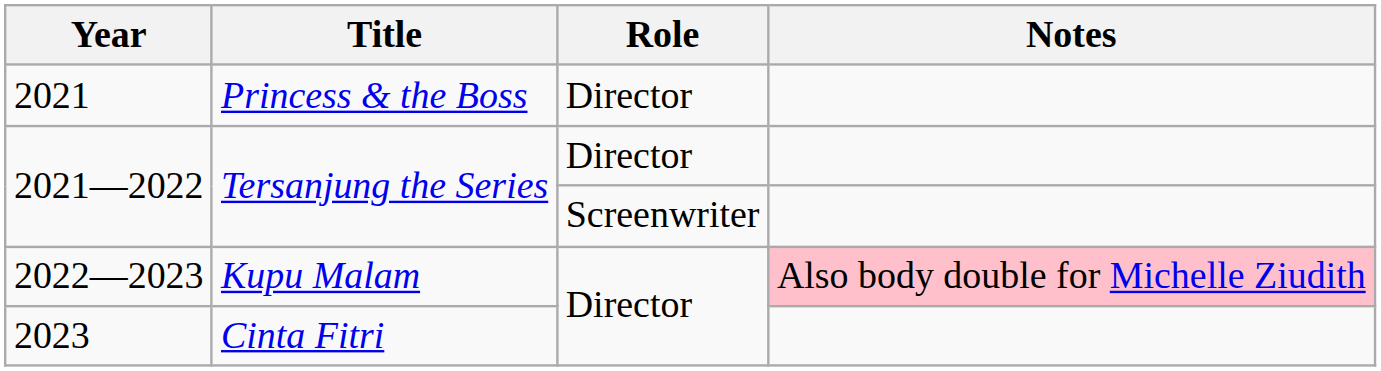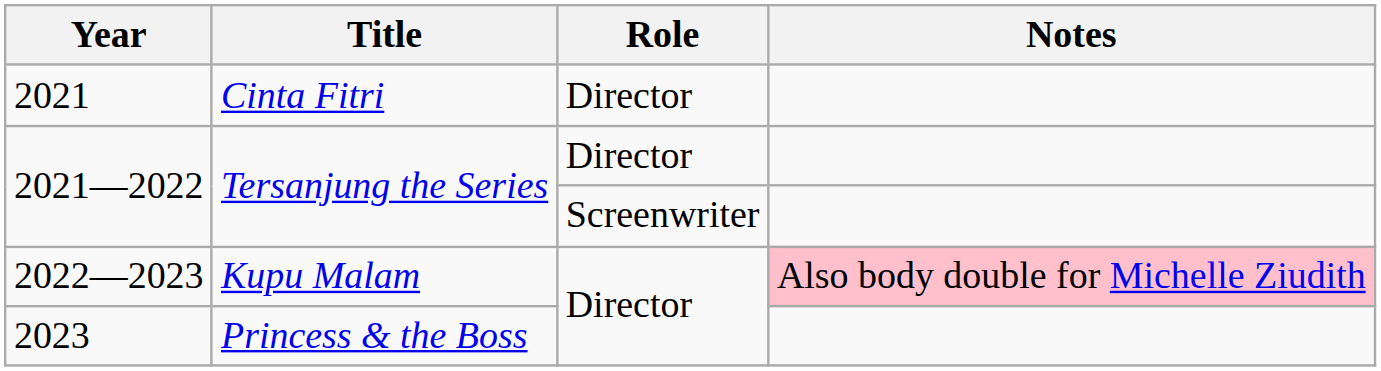(374, 94) Princess & the Boss -> (303, 94) Cinta Fitri
(303, 335) Cinta Fitri -> (374, 335) Princess & the Boss
